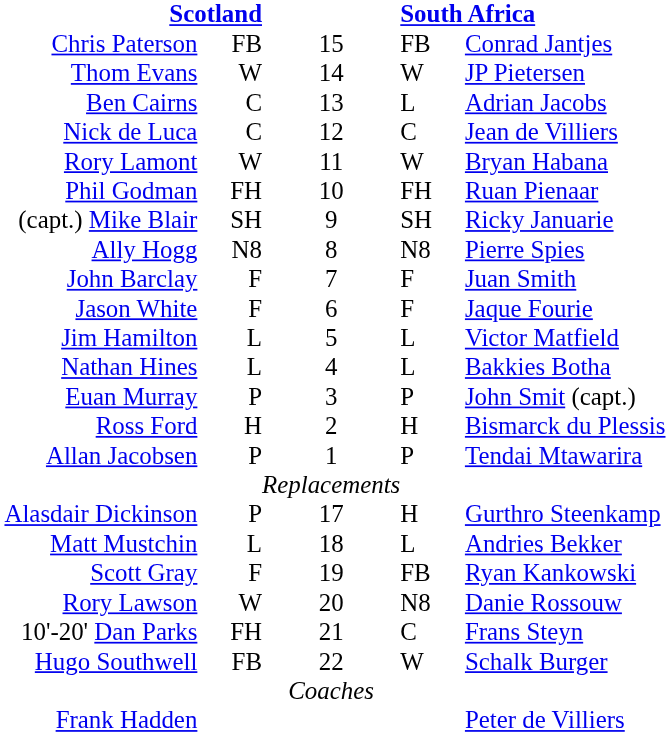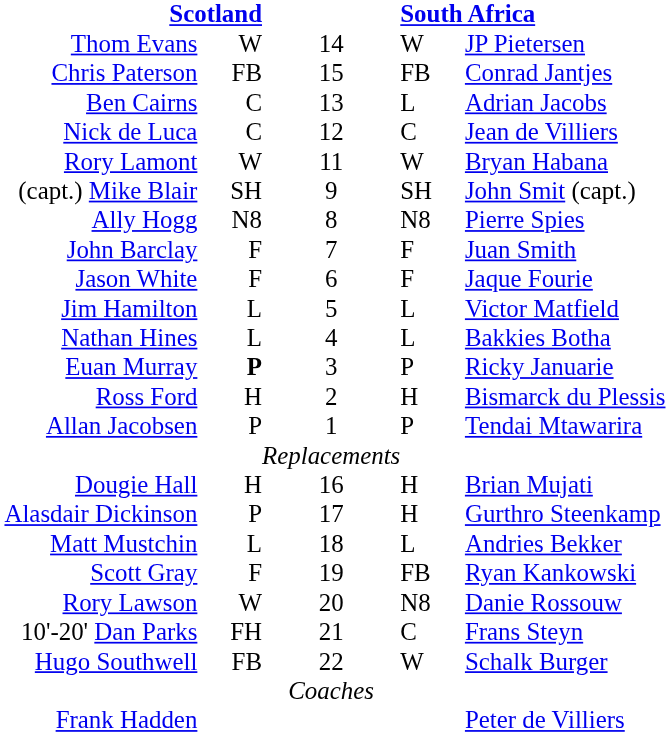rows swapped: (124, 43) <-> (134, 73)
- row: (131, 190)
(539, 220) Ricky Januarie -> (550, 190) John Smit (capt.)
(255, 396) normal -> (254, 367) bold
(550, 396) John Smit (capt.) -> (539, 367) Ricky Januarie
+ row: (136, 484)
